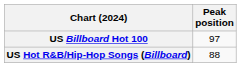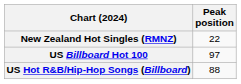+ row: (99, 39)
